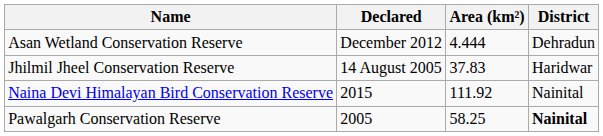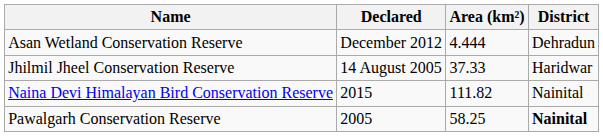(467, 67) 37.83 -> (467, 67) 37.33
(471, 93) 111.92 -> (471, 93) 111.82
